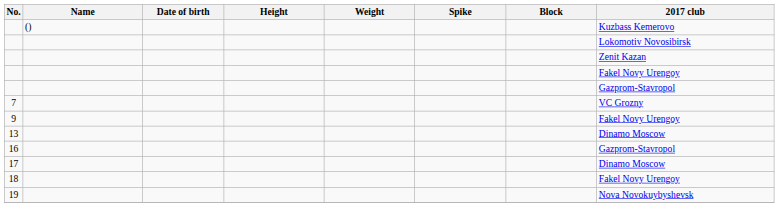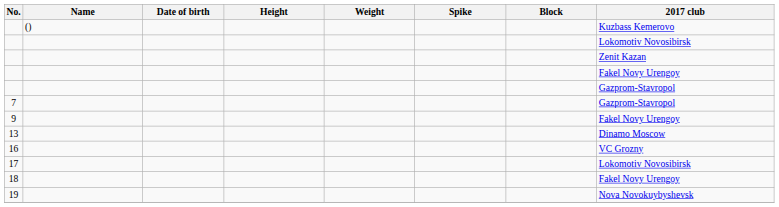(621, 103) VC Grozny -> (637, 103) Gazprom-Stavropol
(637, 149) Gazprom-Stavropol -> (621, 149) VC Grozny
(632, 164) Dinamo Moscow -> (645, 164) Lokomotiv Novosibirsk
